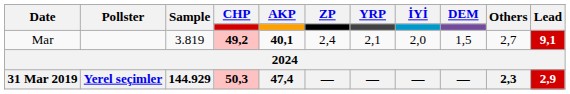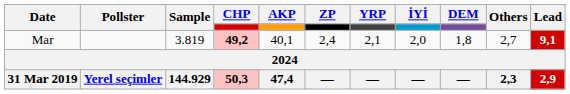(282, 39) bold -> (282, 39) normal
(463, 39) 1,5 -> (463, 39) 1,8
